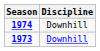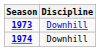rows swapped: (22, 39) <-> (22, 25)
